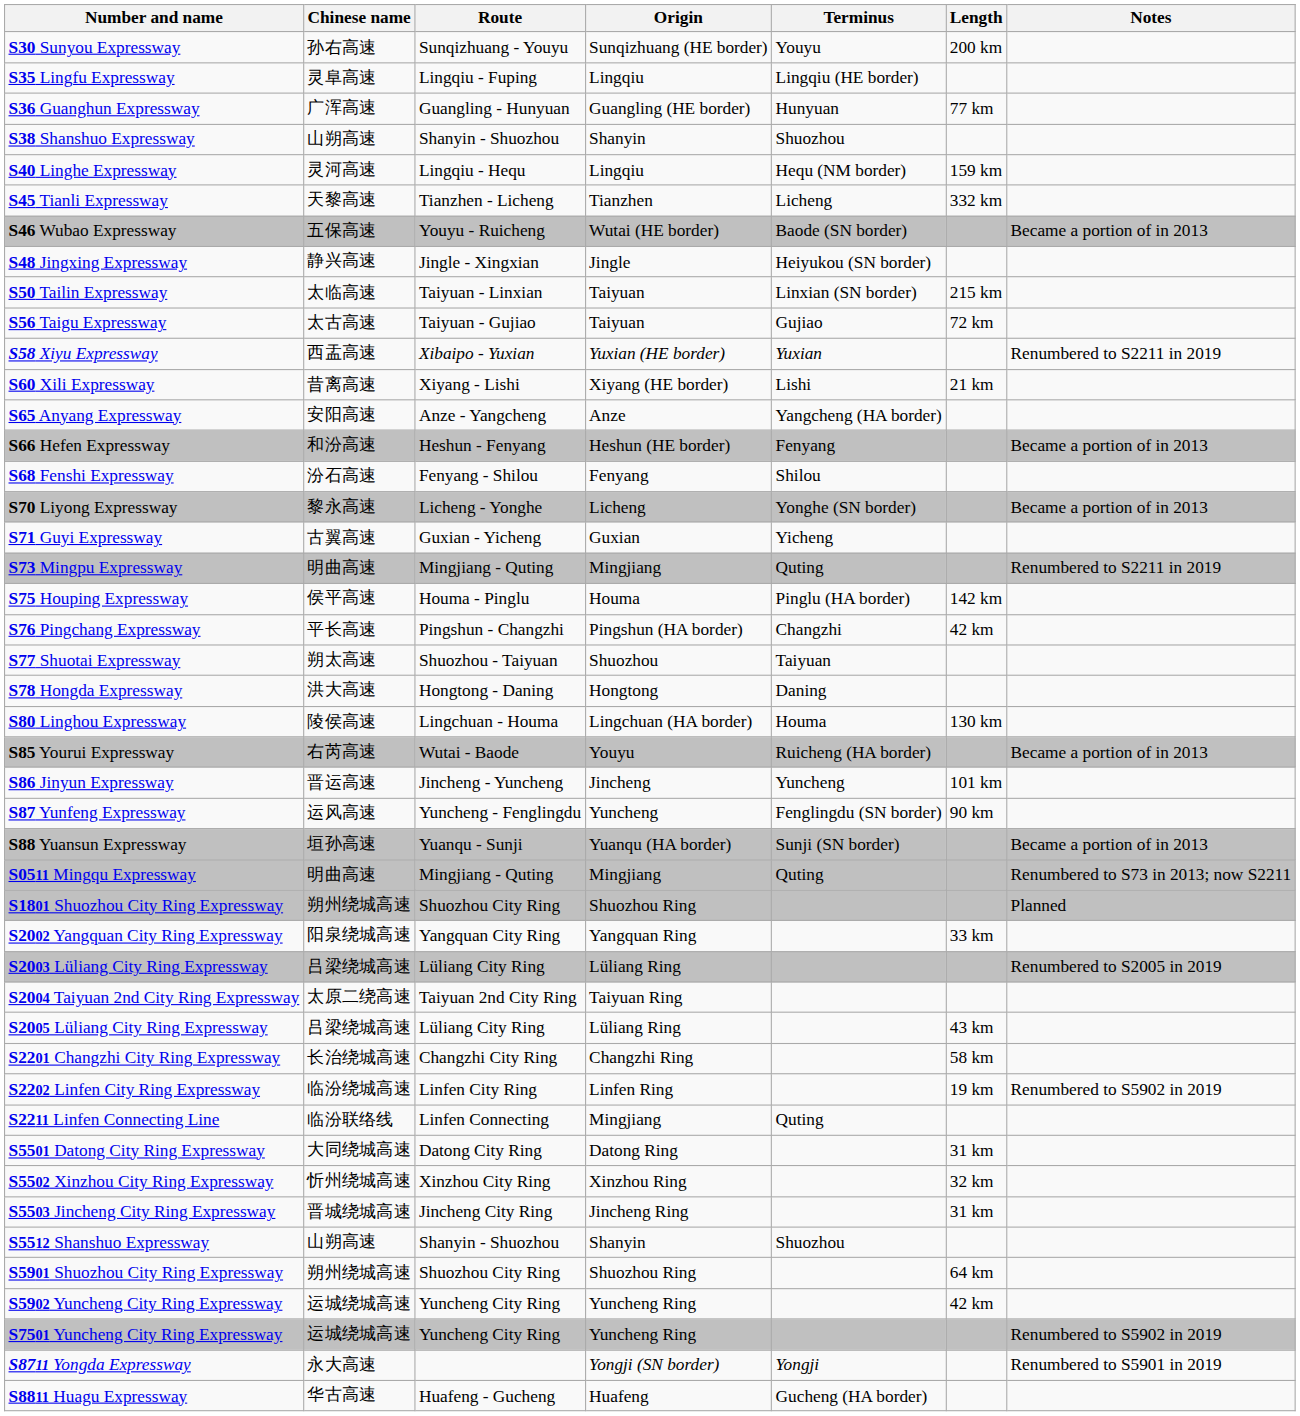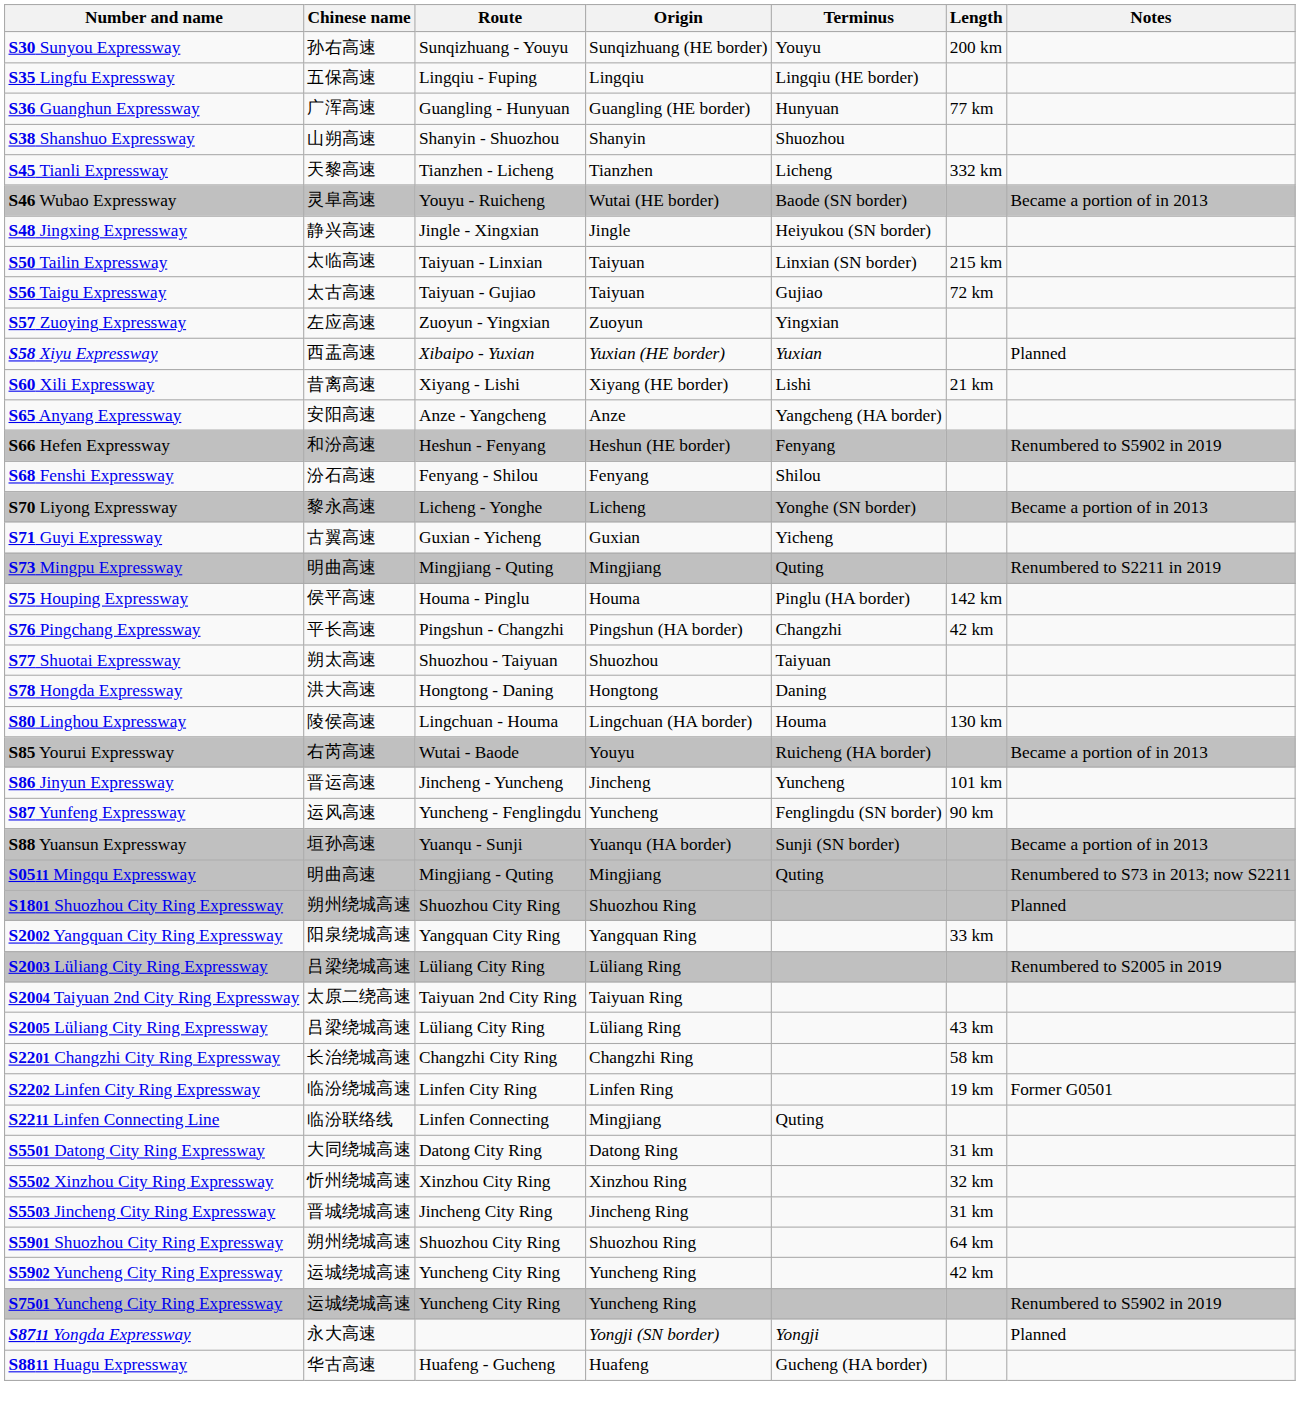(342, 77) 灵阜高速 -> (342, 77) 五保高速
- row: (93, 169)
(342, 230) 五保高速 -> (342, 199) 灵阜高速
+ row: (97, 323)
(1116, 353) Renumbered to S2211 in 2019 -> (1038, 353) Planned
(1109, 445) Became a portion of in 2013 -> (1116, 445) Renumbered to S5902 in 2019
(1116, 1089) Renumbered to S5902 in 2019 -> (1062, 1089) Former G0501
- row: (109, 1242)
(1116, 1364) Renumbered to S5901 in 2019 -> (1038, 1334) Planned
